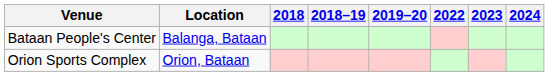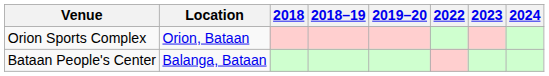rows swapped: (82, 37) <-> (77, 60)
